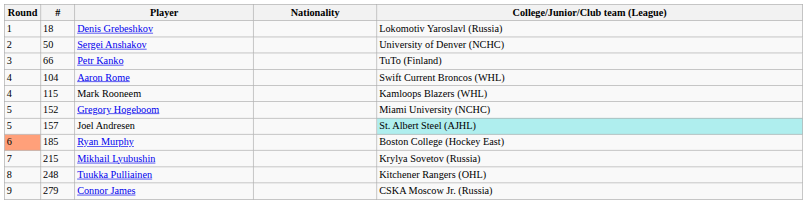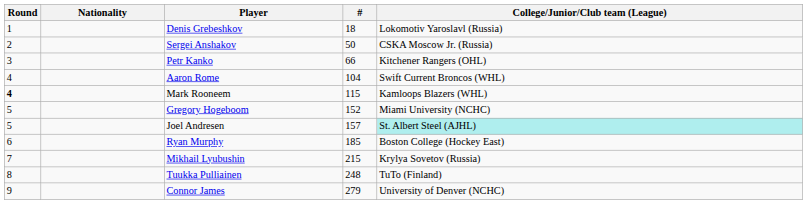columns swapped: (58, 12) <-> (315, 12)
(442, 45) University of Denver (NCHC) -> (436, 45) CSKA Moscow Jr. (Russia)
(410, 61) TuTo (Finland) -> (433, 61) Kitchener Rangers (OHL)
(9, 93) normal -> (9, 93) bold
(9, 142) lightsalmon background -> (9, 142) no background
(433, 175) Kitchener Rangers (OHL) -> (410, 175) TuTo (Finland)
(436, 191) CSKA Moscow Jr. (Russia) -> (442, 191) University of Denver (NCHC)
